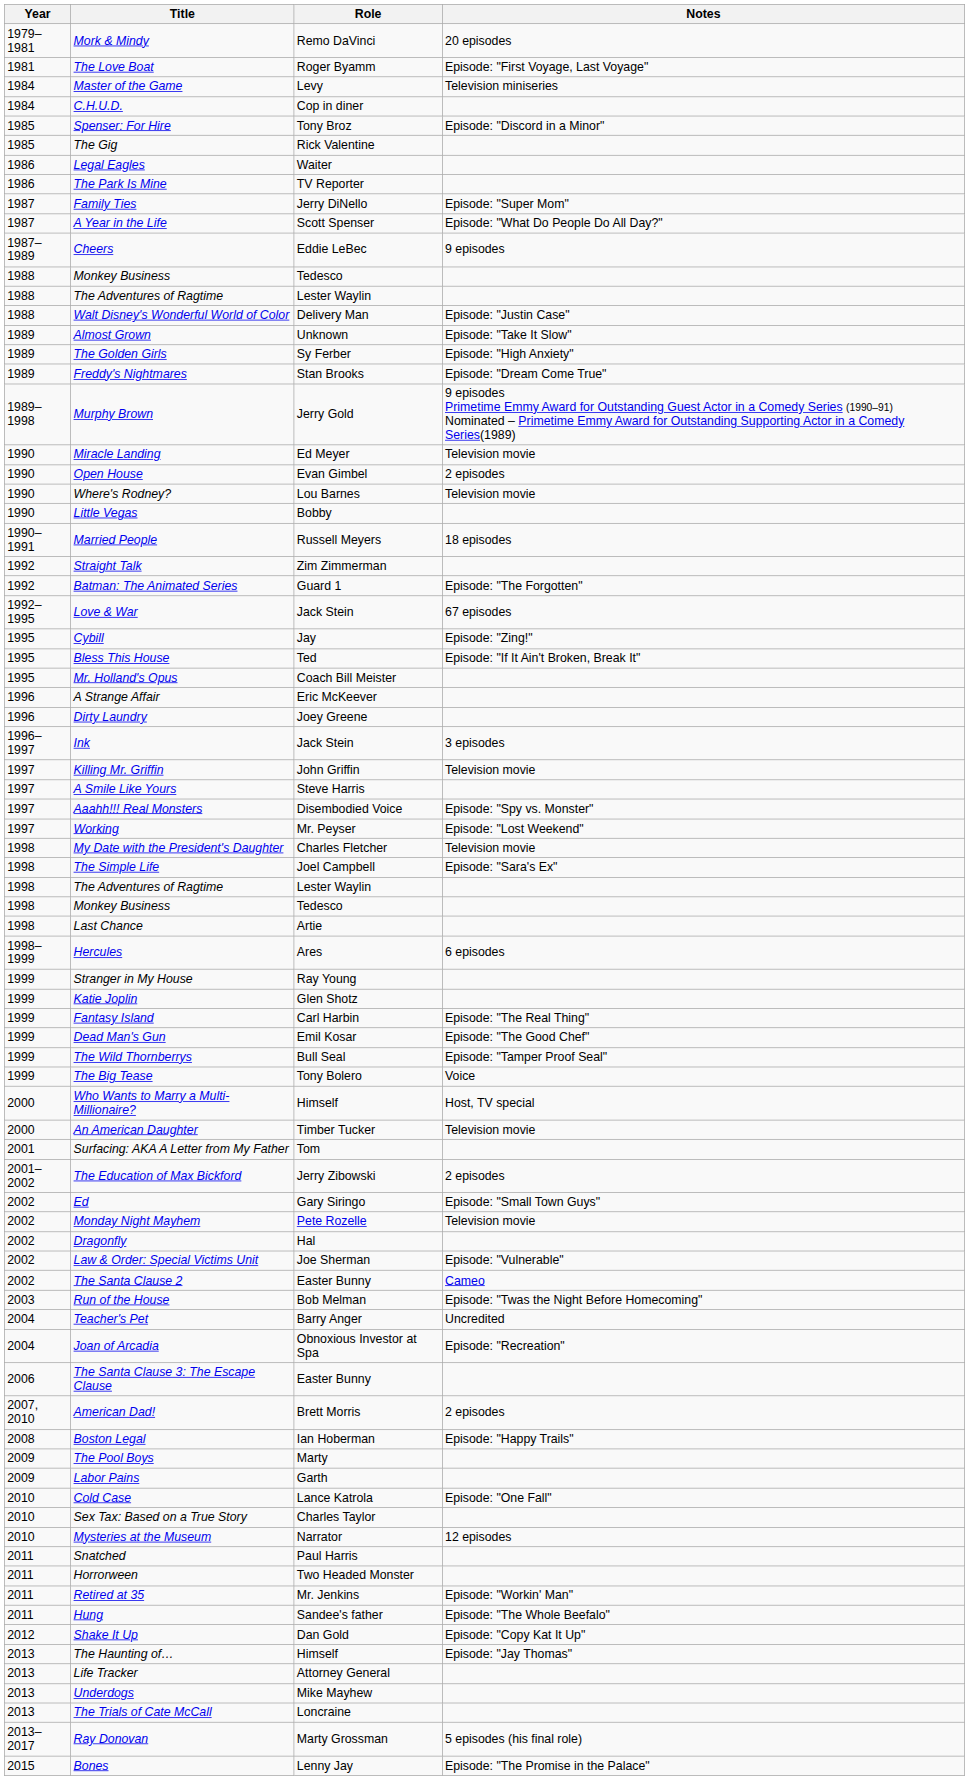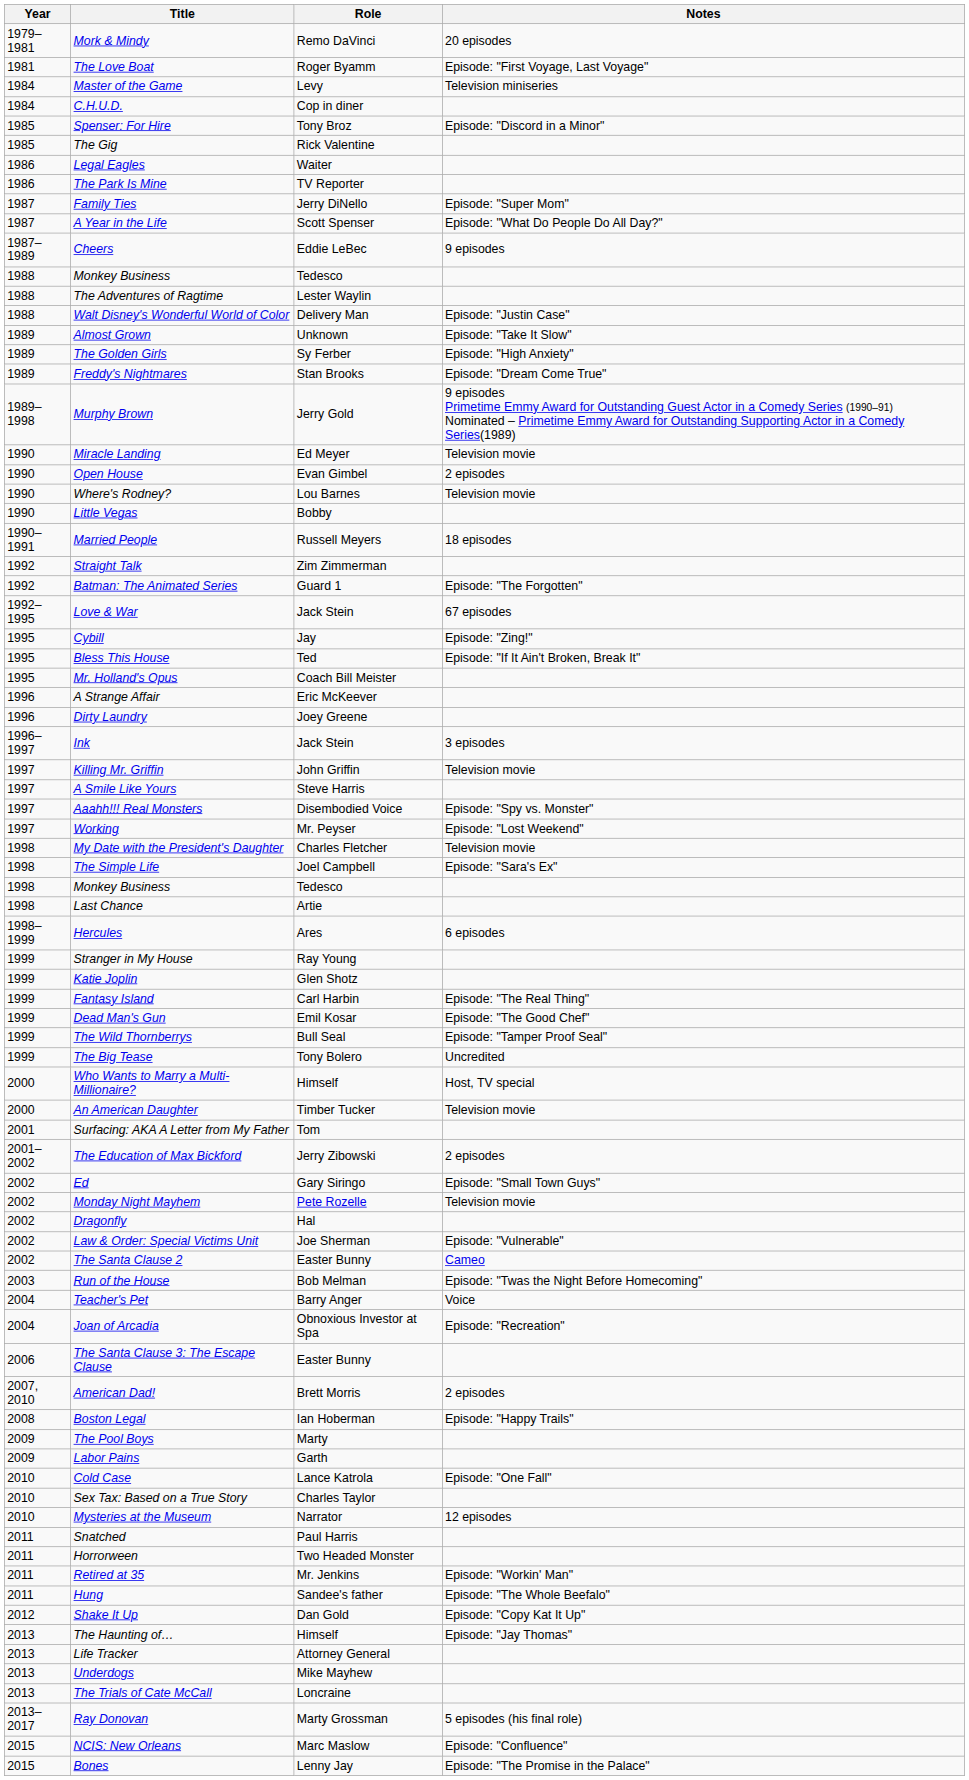- row: (21, 887)
(460, 1076) Voice -> (475, 1057) Uncredited
(475, 1319) Uncredited -> (460, 1299) Voice
+ row: (21, 1746)
